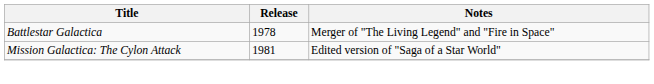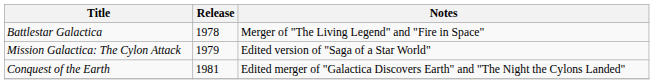(264, 50) 1981 -> (207, 50) 1979
+ row: (58, 69)
